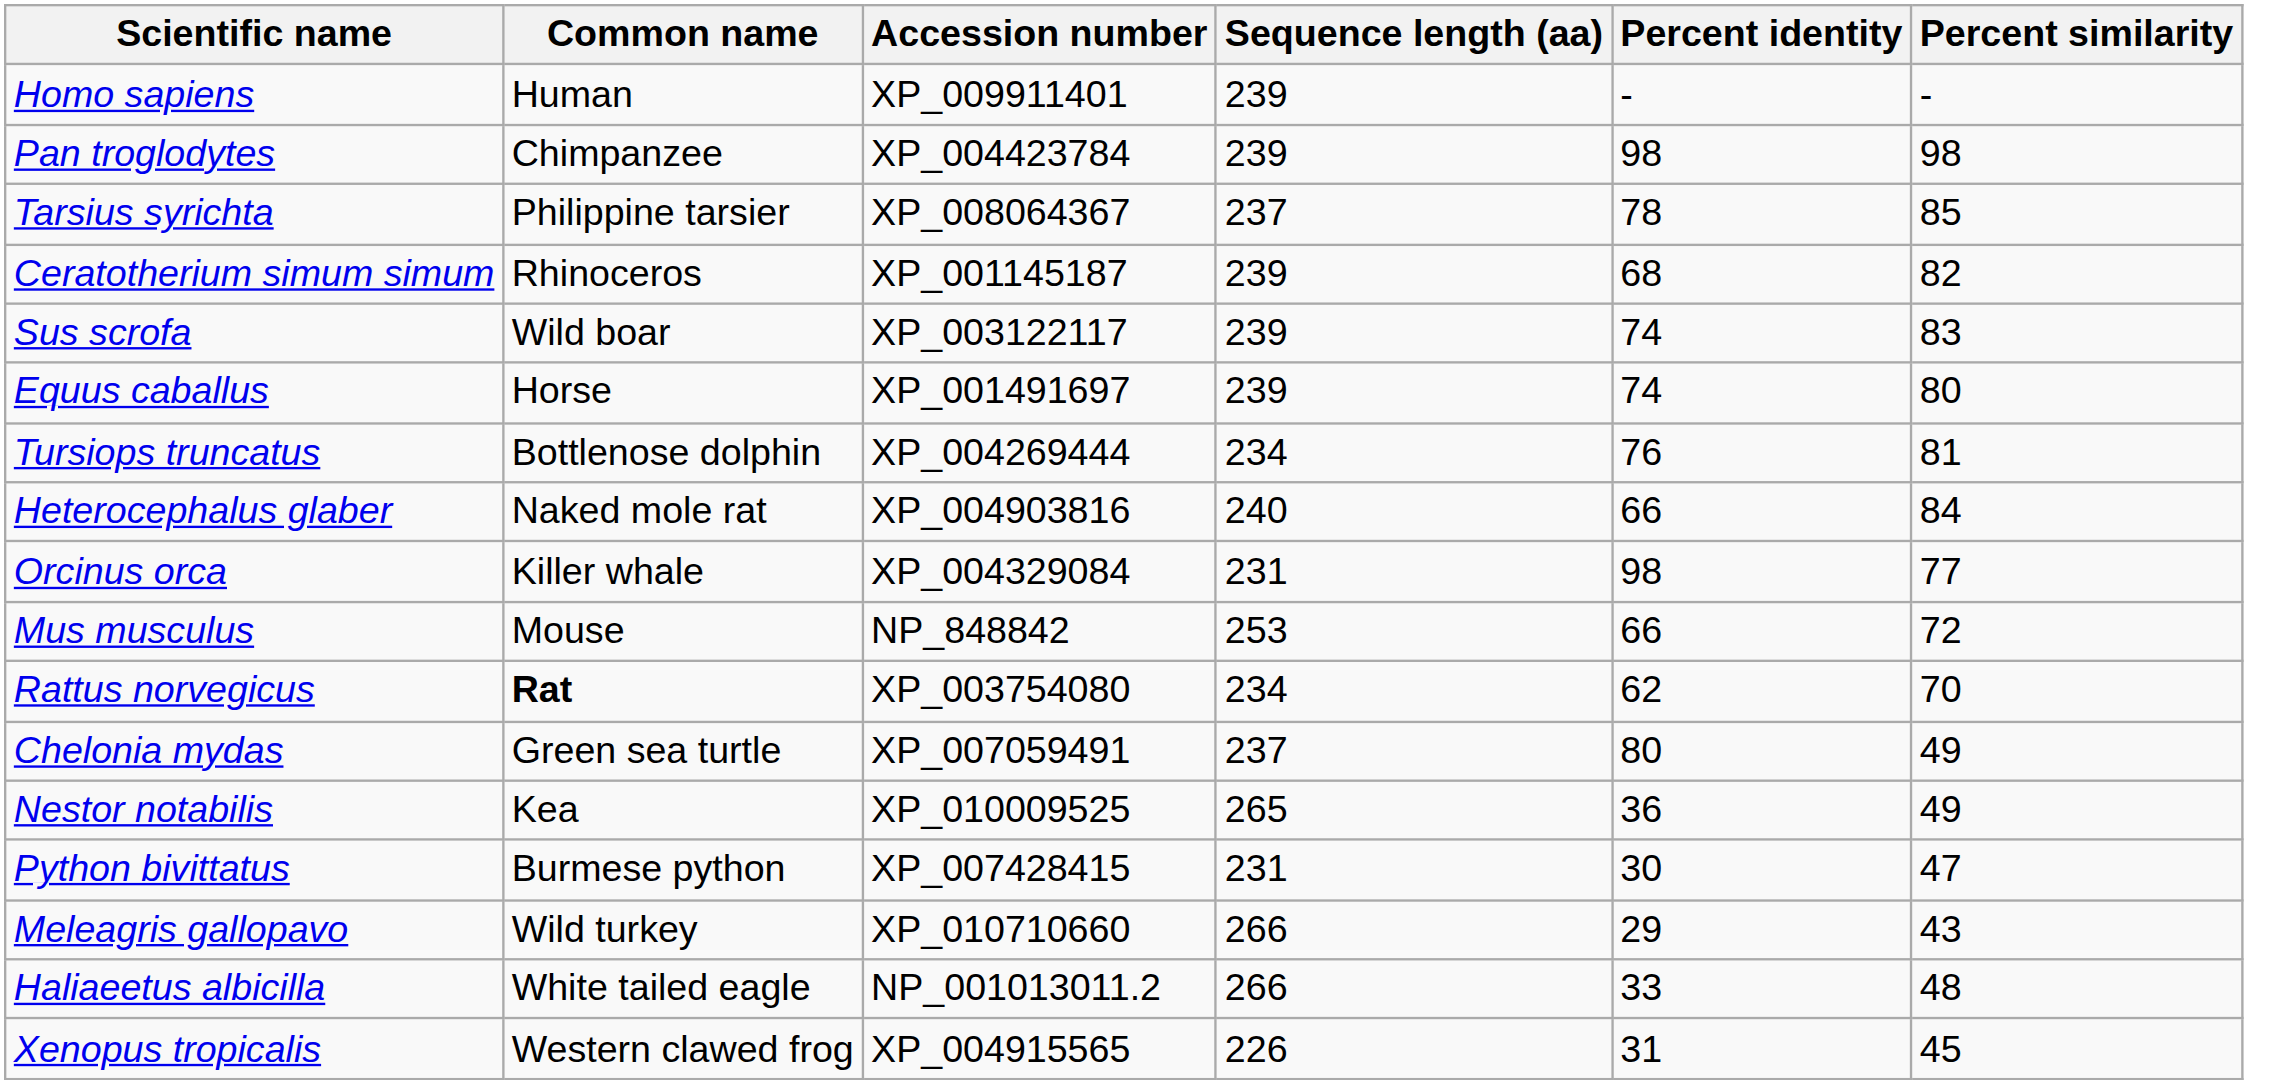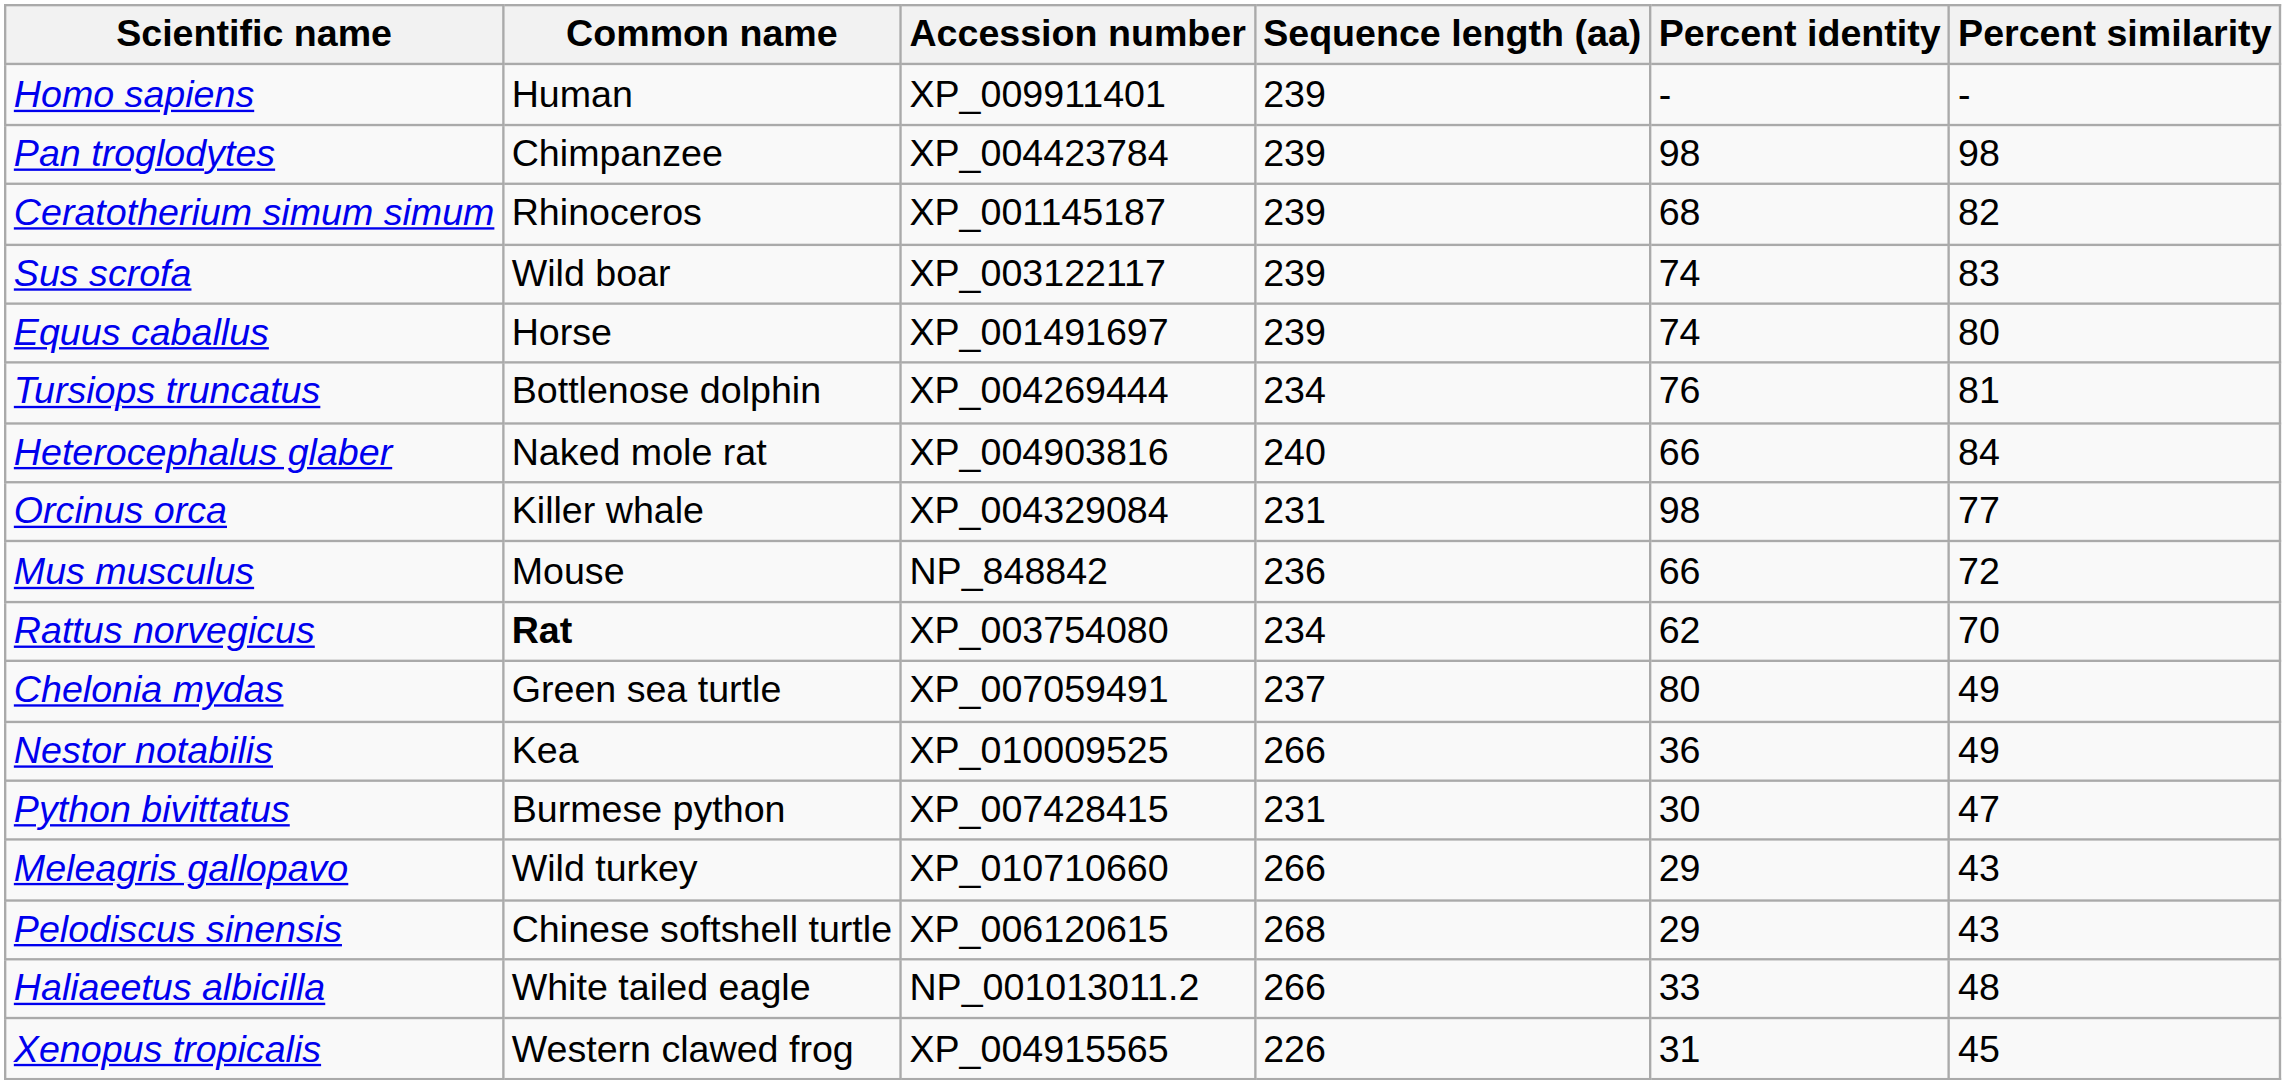- row: (144, 213)
(1256, 630) 253 -> (1295, 570) 236
(1256, 809) 265 -> (1295, 749) 266
+ row: (178, 928)
